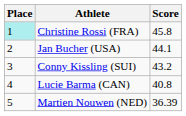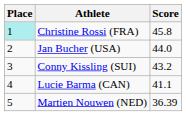(162, 48) 44.1 -> (162, 48) 44.0
(162, 84) 40.8 -> (162, 84) 41.1
